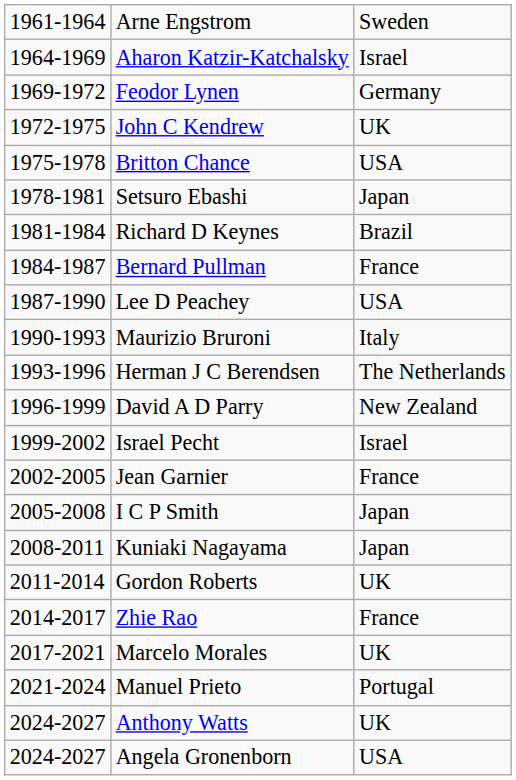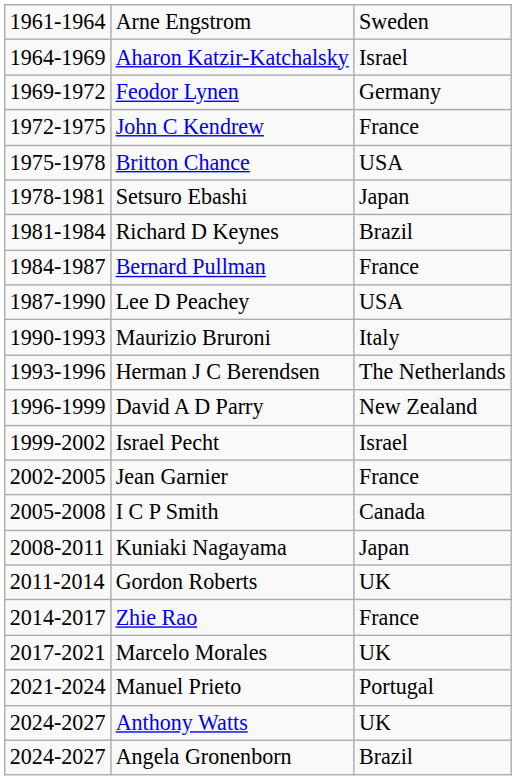(375, 127) UK -> (389, 127) France
(384, 512) Japan -> (392, 512) Canada
(381, 757) USA -> (386, 757) Brazil
